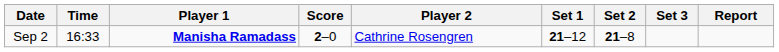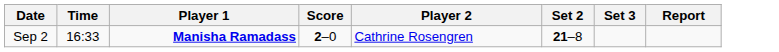- column: (568, 15)
